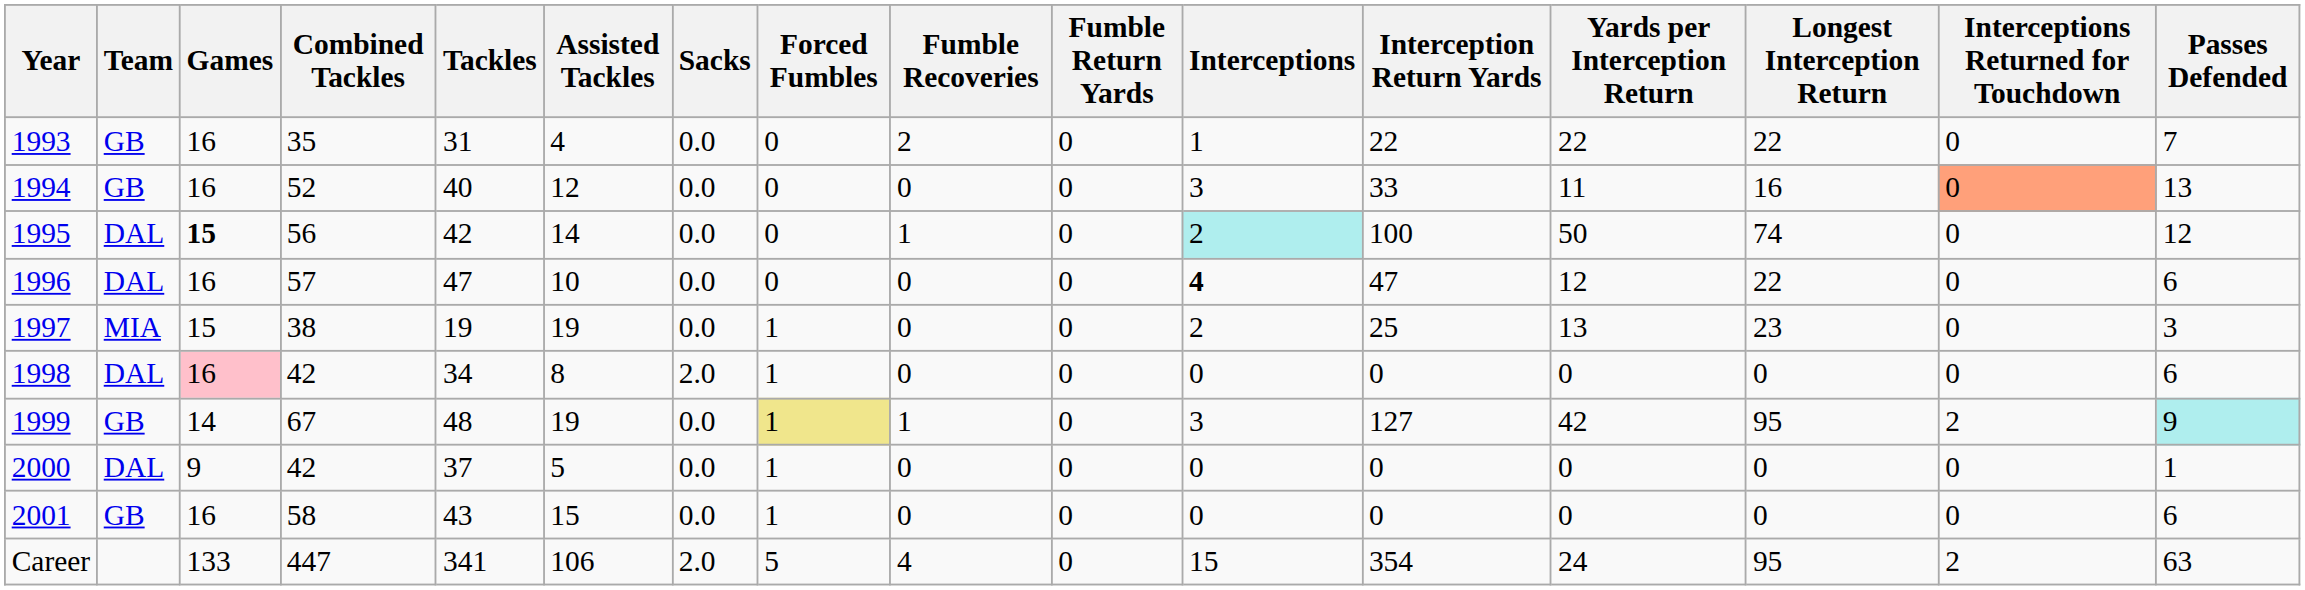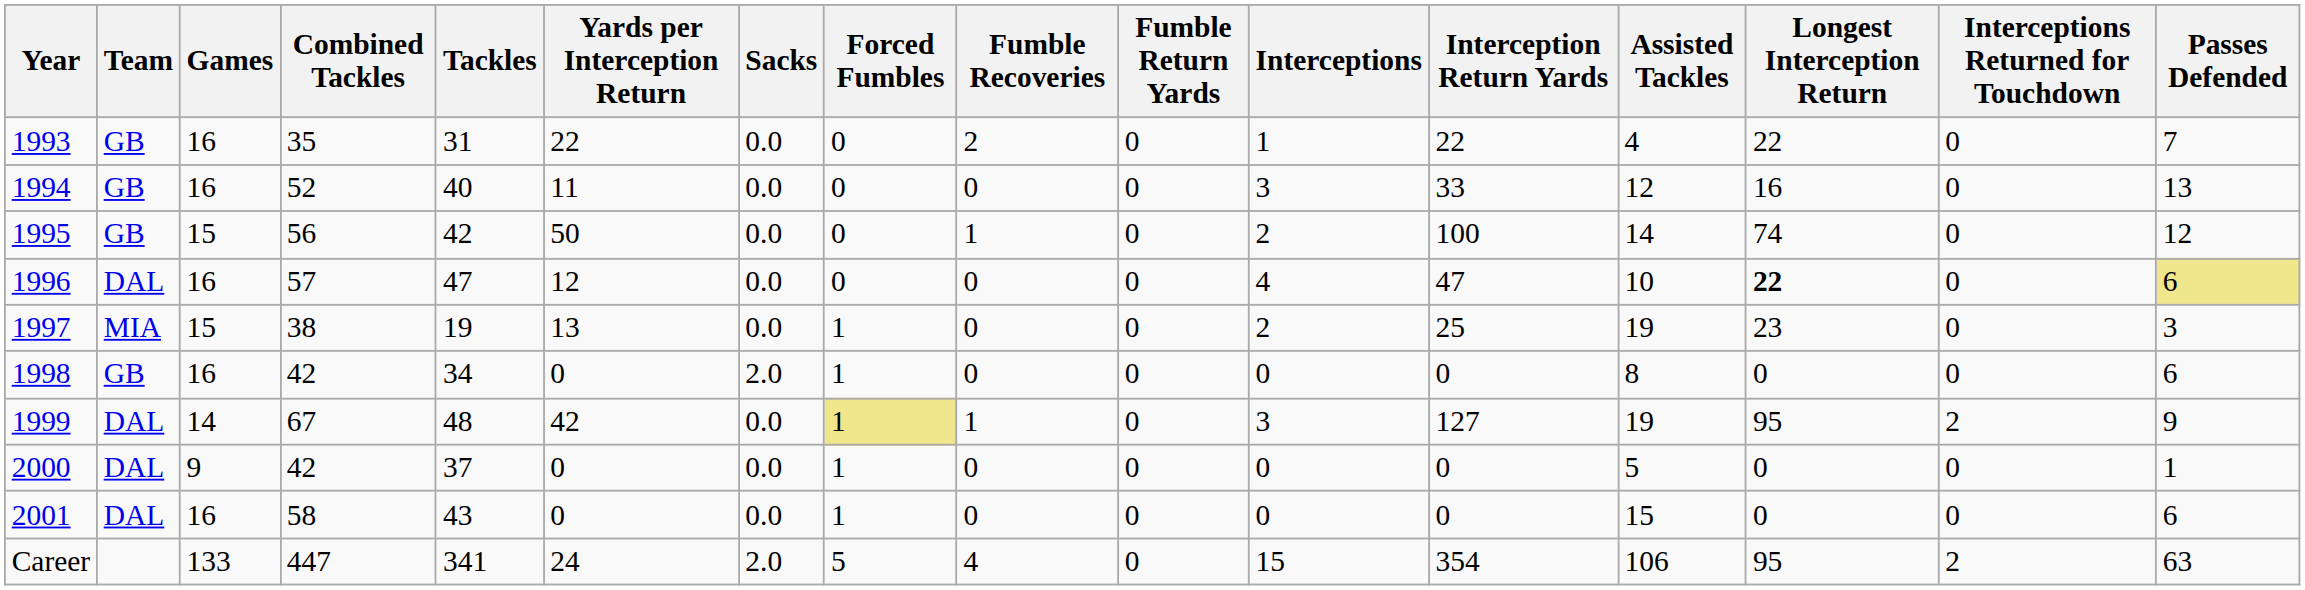columns swapped: (608, 60) <-> (1649, 60)
(1953, 187) lightsalmon background -> (1953, 187) no background
(134, 234) DAL -> (124, 234) GB
(201, 234) bold -> (201, 234) normal
(1196, 234) paleturquoise background -> (1263, 234) no background
(1196, 280) bold -> (1263, 280) normal
(1768, 280) normal -> (1768, 280) bold
(2170, 280) no background -> (2170, 280) khaki background
(134, 374) DAL -> (124, 374) GB
(201, 374) pink background -> (201, 374) no background
(124, 420) GB -> (134, 420) DAL
(2170, 420) paleturquoise background -> (2170, 420) no background
(124, 514) GB -> (134, 514) DAL
